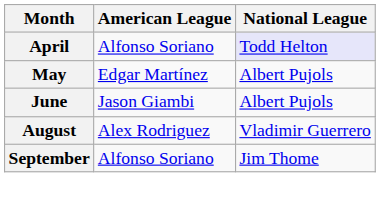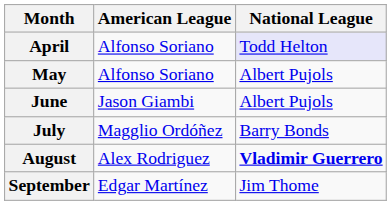(153, 74) Edgar Martínez -> (156, 74) Alfonso Soriano
+ row: (49, 130)
(305, 130) normal -> (311, 158) bold
(156, 158) Alfonso Soriano -> (153, 185) Edgar Martínez
